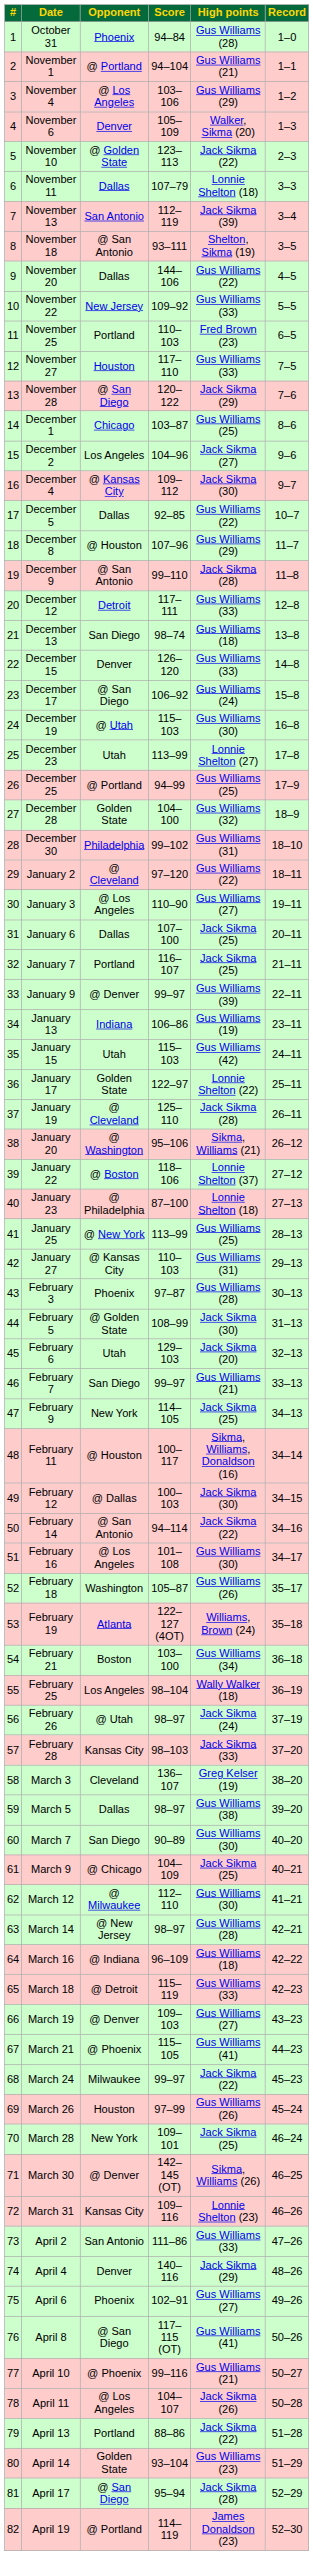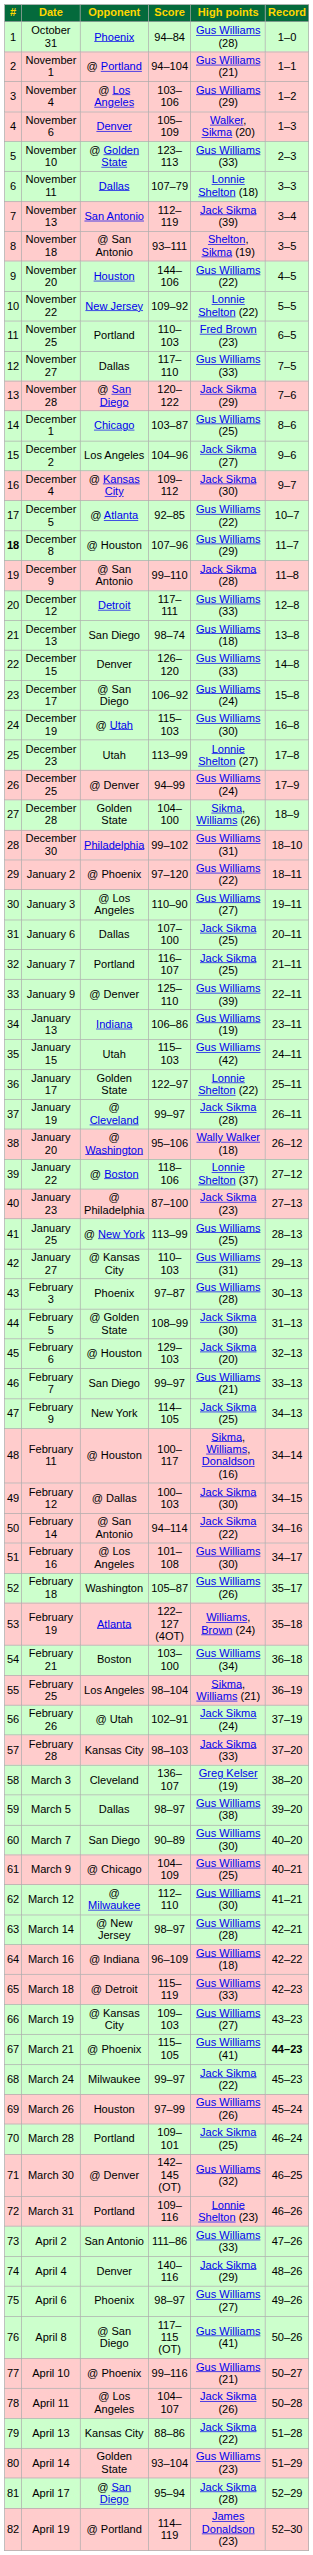(228, 156) Jack Sikma (22) -> (228, 156) Gus Williams (33)
(114, 276) Dallas -> (114, 276) Houston
(228, 306) Gus Williams (33) -> (228, 306) Lonnie Shelton (22)
(114, 366) Houston -> (114, 366) Dallas
(114, 515) Dallas -> (114, 515) @ Atlanta
(13, 545) normal -> (13, 545) bold
(114, 785) @ Portland -> (114, 785) @ Denver
(228, 785) Gus Williams (25) -> (228, 785) Gus Williams (24)
(228, 815) Gus Williams (32) -> (228, 815) Sikma, Williams (26)
(114, 874) @ Cleveland -> (114, 874) @ Phoenix
(170, 994) 99–97 -> (170, 994) 125–110
(170, 1114) 125–110 -> (170, 1114) 99–97
(228, 1144) Sikma, Williams (21) -> (228, 1144) Wally Walker (18)
(228, 1204) Lonnie Shelton (18) -> (228, 1204) Jack Sikma (23)
(114, 1353) Utah -> (114, 1353) @ Houston
(228, 1690) Wally Walker (18) -> (228, 1690) Sikma, Williams (21)
(170, 1720) 98–97 -> (170, 1720) 102–91
(228, 1869) Jack Sikma (25) -> (228, 1869) Gus Williams (25)
(114, 2019) @ Denver -> (114, 2019) @ Kansas City
(287, 2049) normal -> (287, 2049) bold
(114, 2139) New York -> (114, 2139) Portland
(228, 2175) Sikma, Williams (26) -> (228, 2175) Gus Williams (32)
(114, 2211) Kansas City -> (114, 2211) Portland
(170, 2301) 102–91 -> (170, 2301) 98–97
(114, 2433) Portland -> (114, 2433) Kansas City
